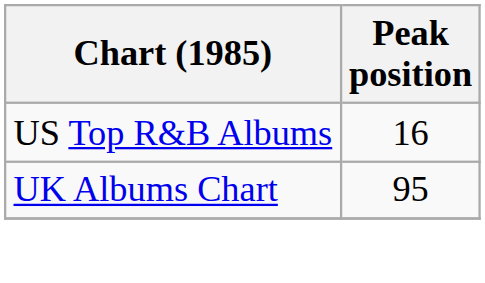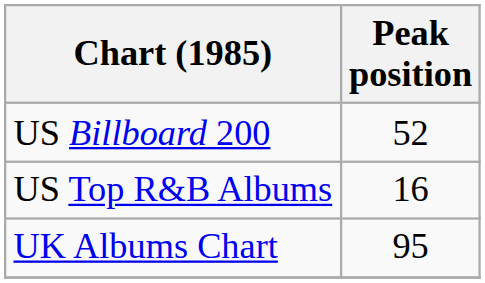+ row: (142, 131)
